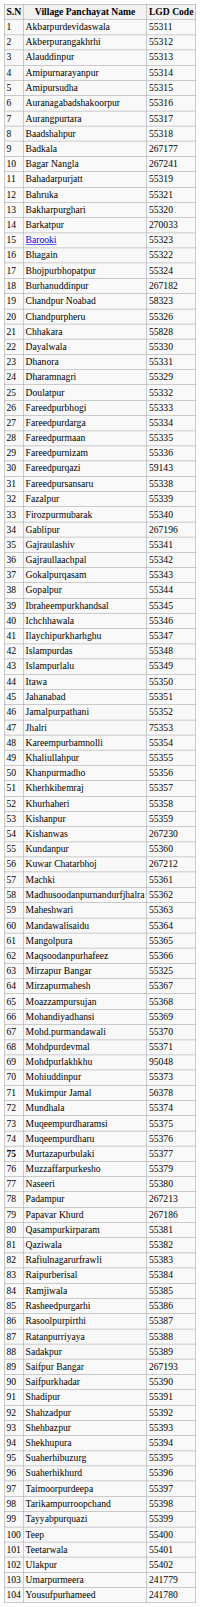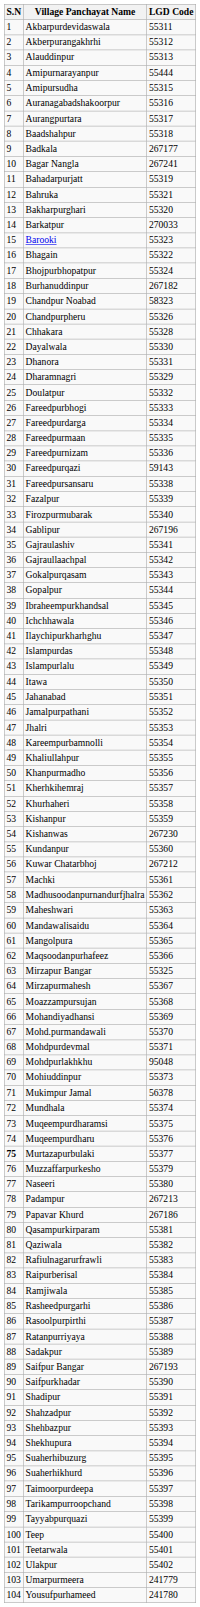(161, 73) 55314 -> (161, 73) 55444
(161, 331) 55828 -> (161, 331) 55328
(161, 727) 75353 -> (161, 727) 55353
